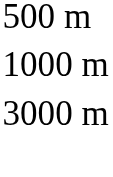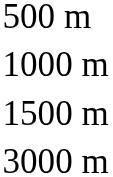+ row: (56, 113)
